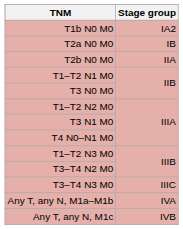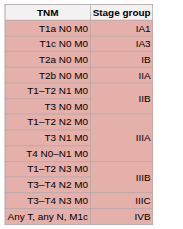+ row: (63, 28)
- row: (89, 28)
+ row: (64, 44)
- row: (60, 201)
